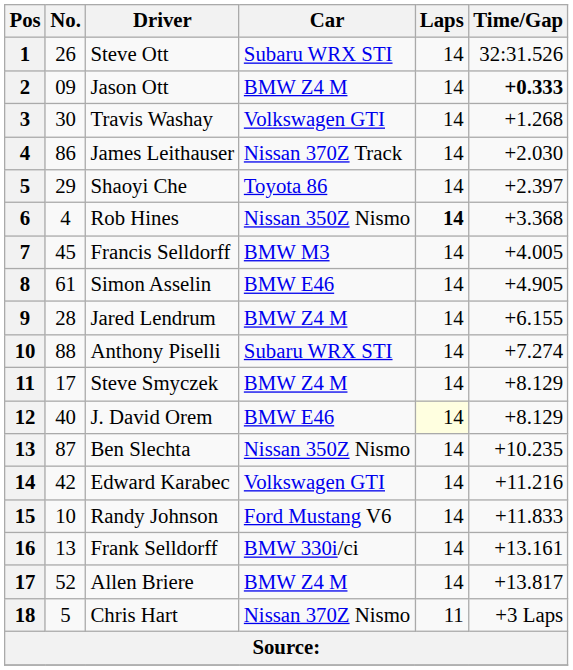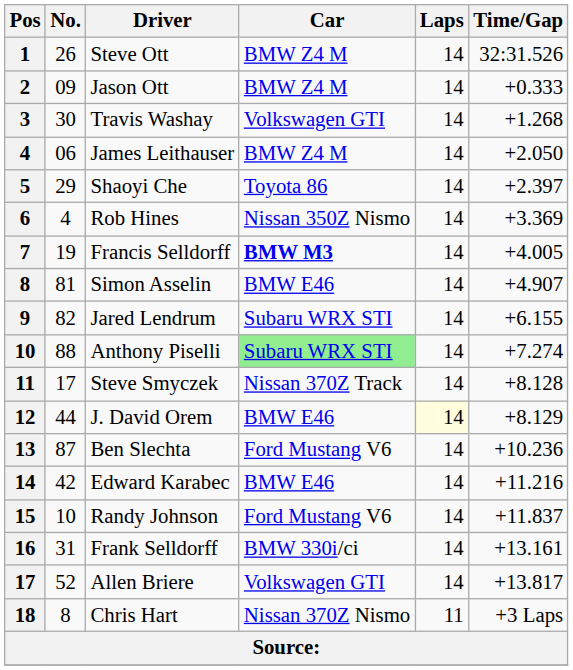(318, 53) Subaru WRX STI -> (296, 53) BMW Z4 M
(534, 86) bold -> (534, 86) normal
(66, 152) 86 -> (66, 152) 06
(323, 152) Nissan 370Z Track -> (296, 152) BMW Z4 M
(534, 152) +2.030 -> (534, 152) +2.050
(453, 218) bold -> (453, 218) normal
(534, 218) +3.368 -> (534, 218) +3.369
(66, 251) 45 -> (66, 251) 19
(287, 251) normal -> (288, 251) bold
(66, 284) 61 -> (66, 284) 81
(534, 284) +4.905 -> (534, 284) +4.907
(66, 317) 28 -> (66, 317) 82
(296, 317) BMW Z4 M -> (318, 317) Subaru WRX STI
(318, 350) no background -> (318, 350) lightgreen background
(296, 383) BMW Z4 M -> (323, 383) Nissan 370Z Track
(534, 383) +8.129 -> (534, 383) +8.128
(66, 416) 40 -> (66, 416) 44
(327, 449) Nissan 350Z Nismo -> (318, 449) Ford Mustang V6
(529, 449) +10.235 -> (529, 449) +10.236
(314, 482) Volkswagen GTI -> (289, 482) BMW E46
(529, 515) +11.833 -> (529, 515) +11.837
(66, 548) 13 -> (66, 548) 31
(296, 581) BMW Z4 M -> (314, 581) Volkswagen GTI
(66, 614) 5 -> (66, 614) 8
